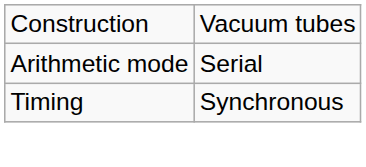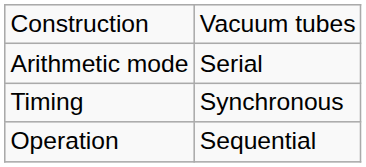+ row: (65, 141)
